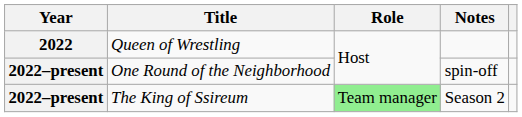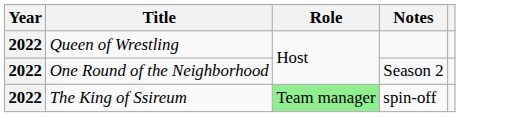(56, 71) 2022–present -> (25, 71) 2022
(471, 71) spin-off -> (413, 71) Season 2
(56, 97) 2022–present -> (25, 97) 2022
(475, 97) Season 2 -> (410, 97) spin-off
